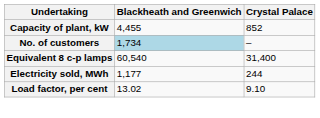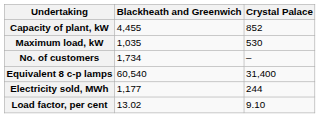+ row: (59, 43)
(129, 43) lightblue background -> (129, 58) no background
